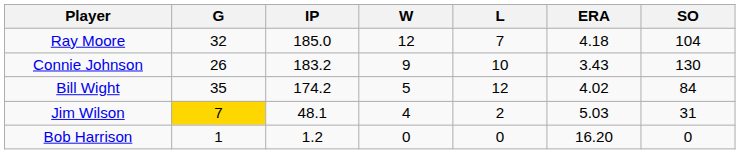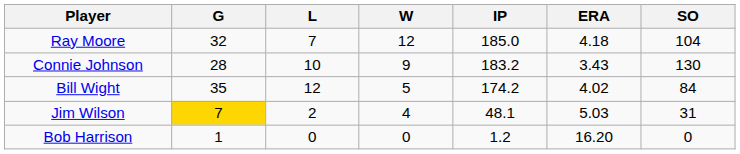columns swapped: (312, 16) <-> (500, 16)
(218, 64) 26 -> (218, 64) 28
